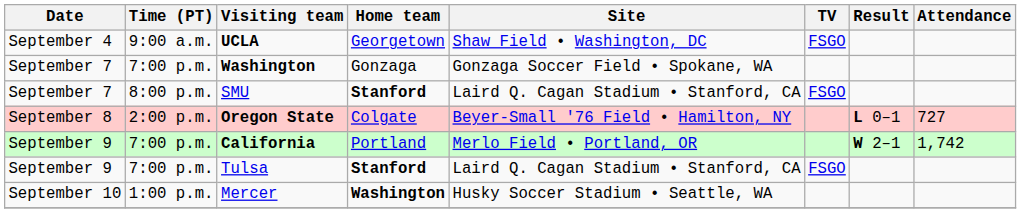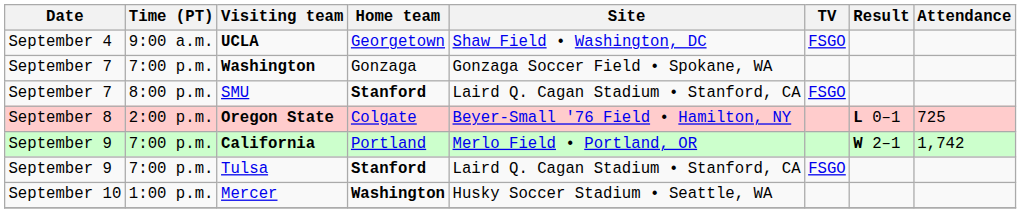(931, 119) 727 -> (931, 119) 725
